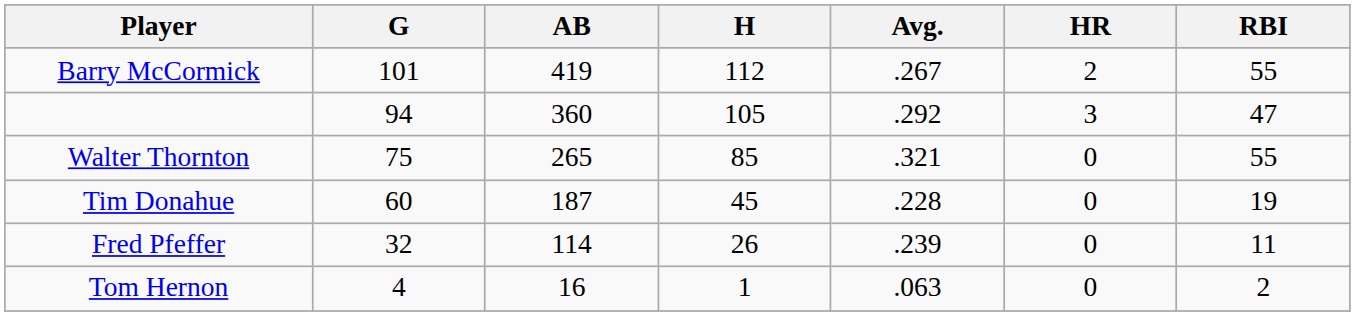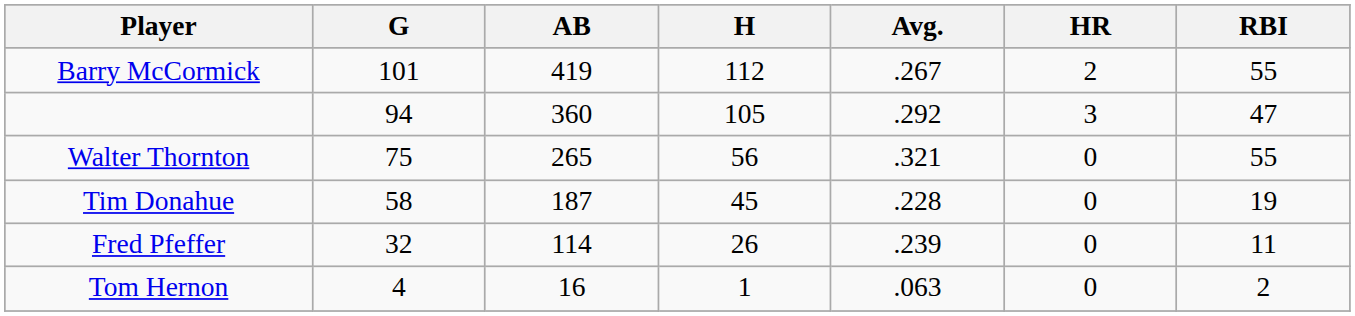(745, 157) 85 -> (745, 157) 56
(399, 200) 60 -> (399, 200) 58
